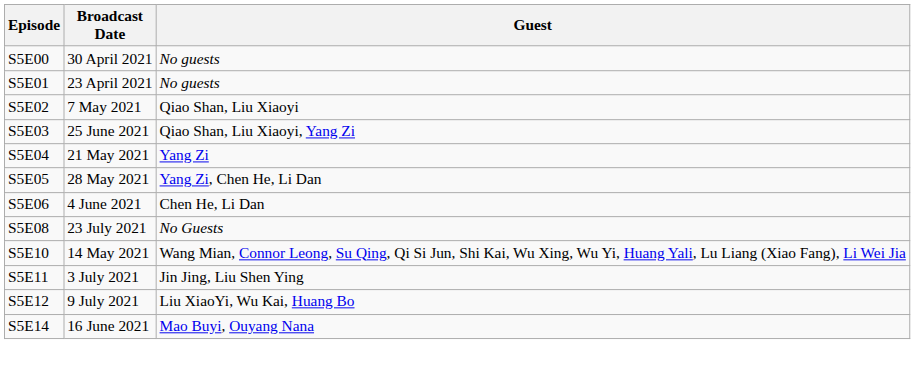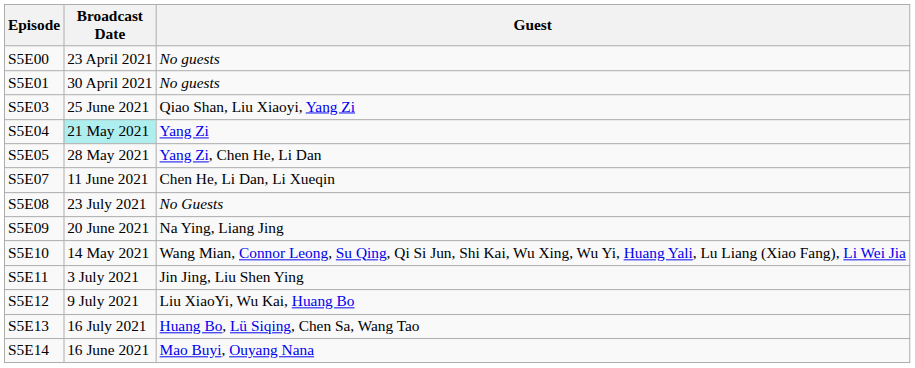(110, 58) 30 April 2021 -> (110, 58) 23 April 2021
(110, 82) 23 April 2021 -> (110, 82) 30 April 2021
- row: (29, 107)
(108, 155) no background -> (108, 131) paleturquoise background
- row: (29, 204)
+ row: (29, 180)
+ row: (29, 228)
+ row: (29, 326)
